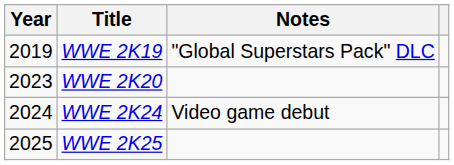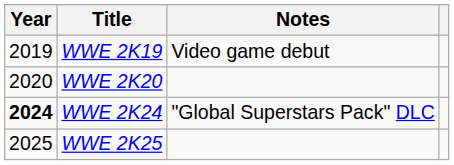(303, 50) "Global Superstars Pack" DLC -> (250, 50) Video game debut
(31, 81) 2023 -> (31, 81) 2020
(31, 112) normal -> (31, 112) bold
(250, 112) Video game debut -> (303, 112) "Global Superstars Pack" DLC
